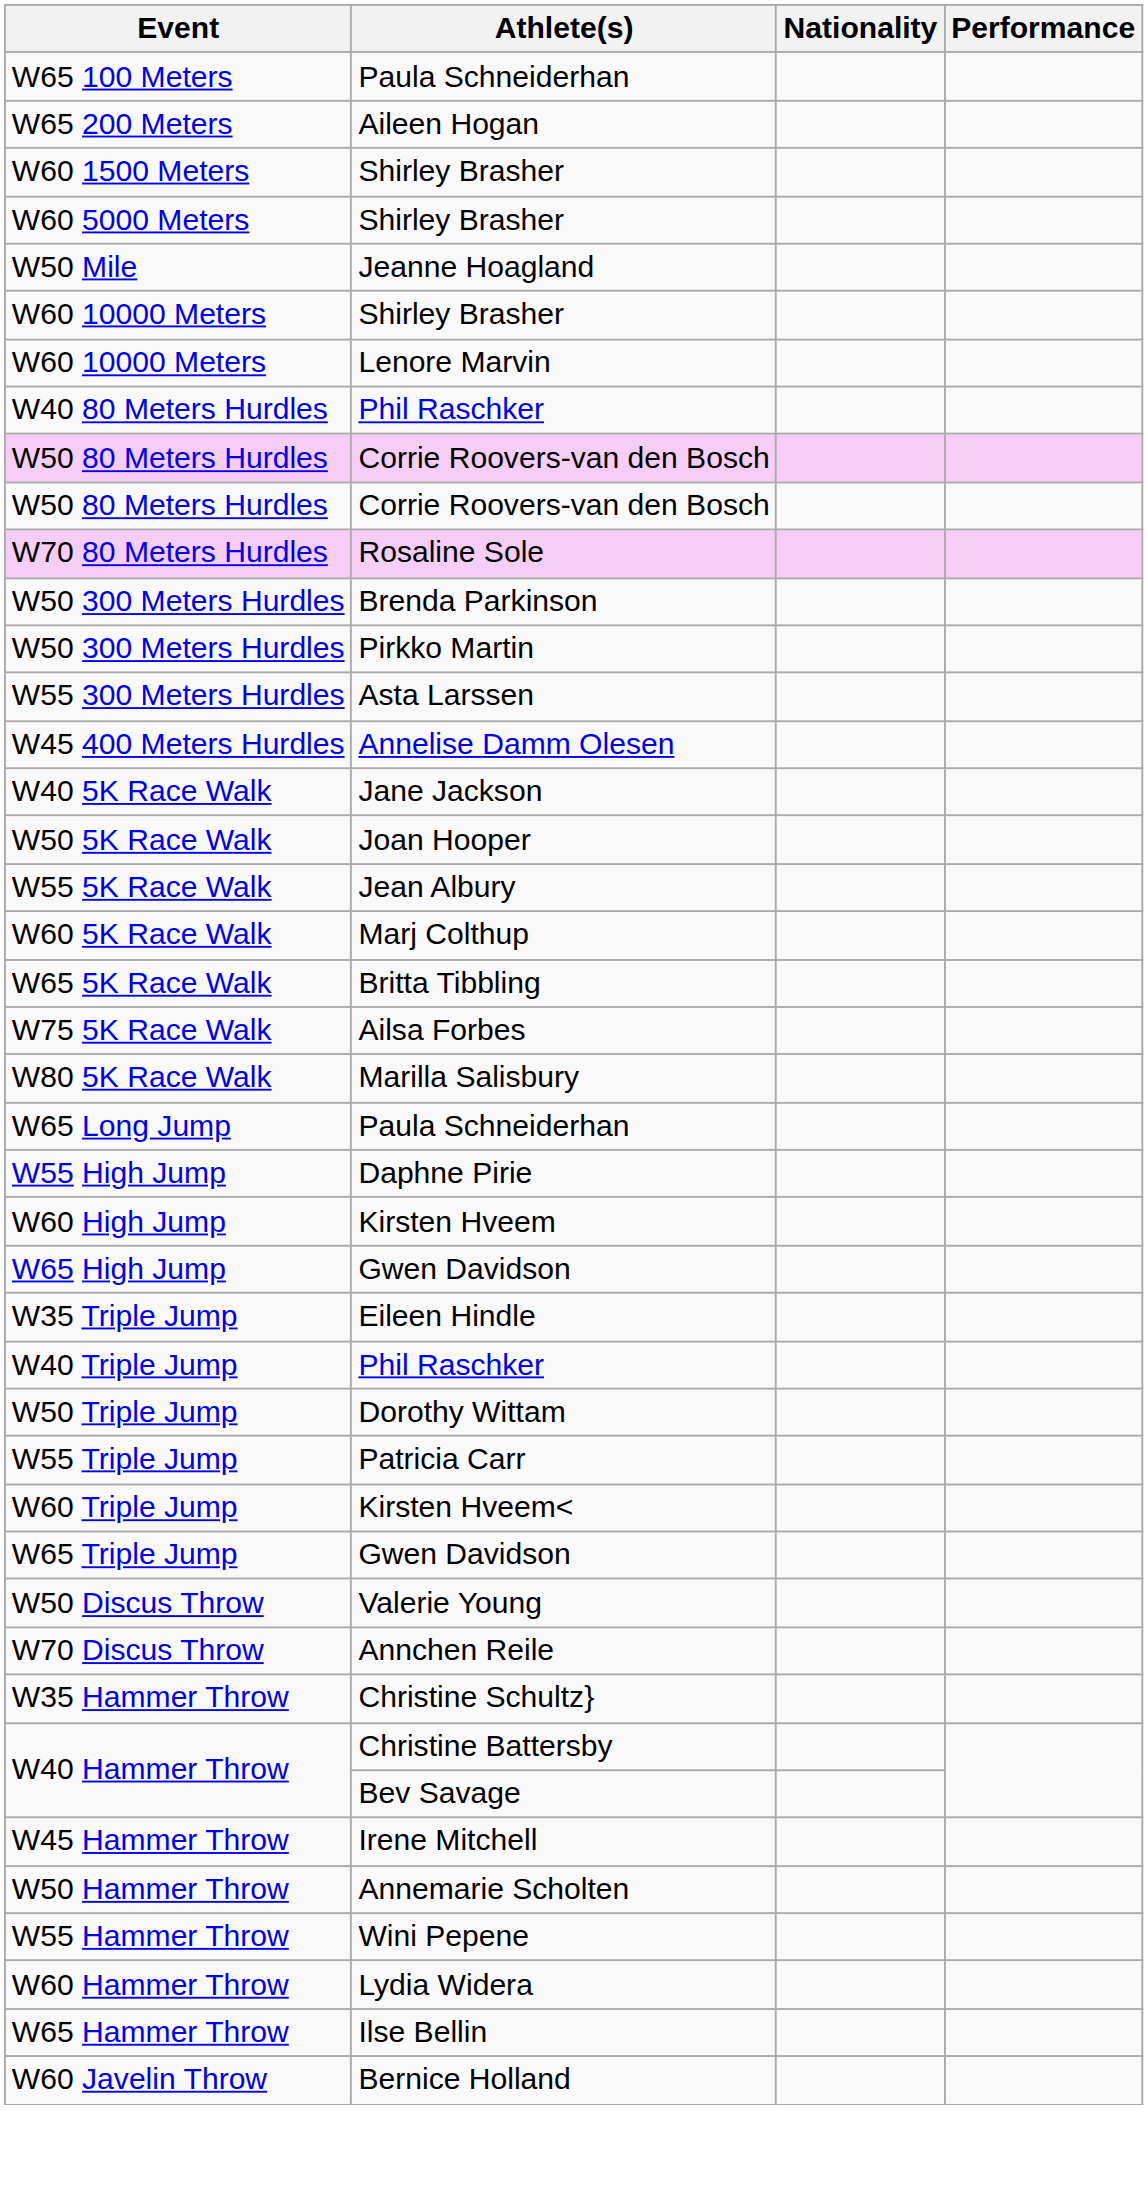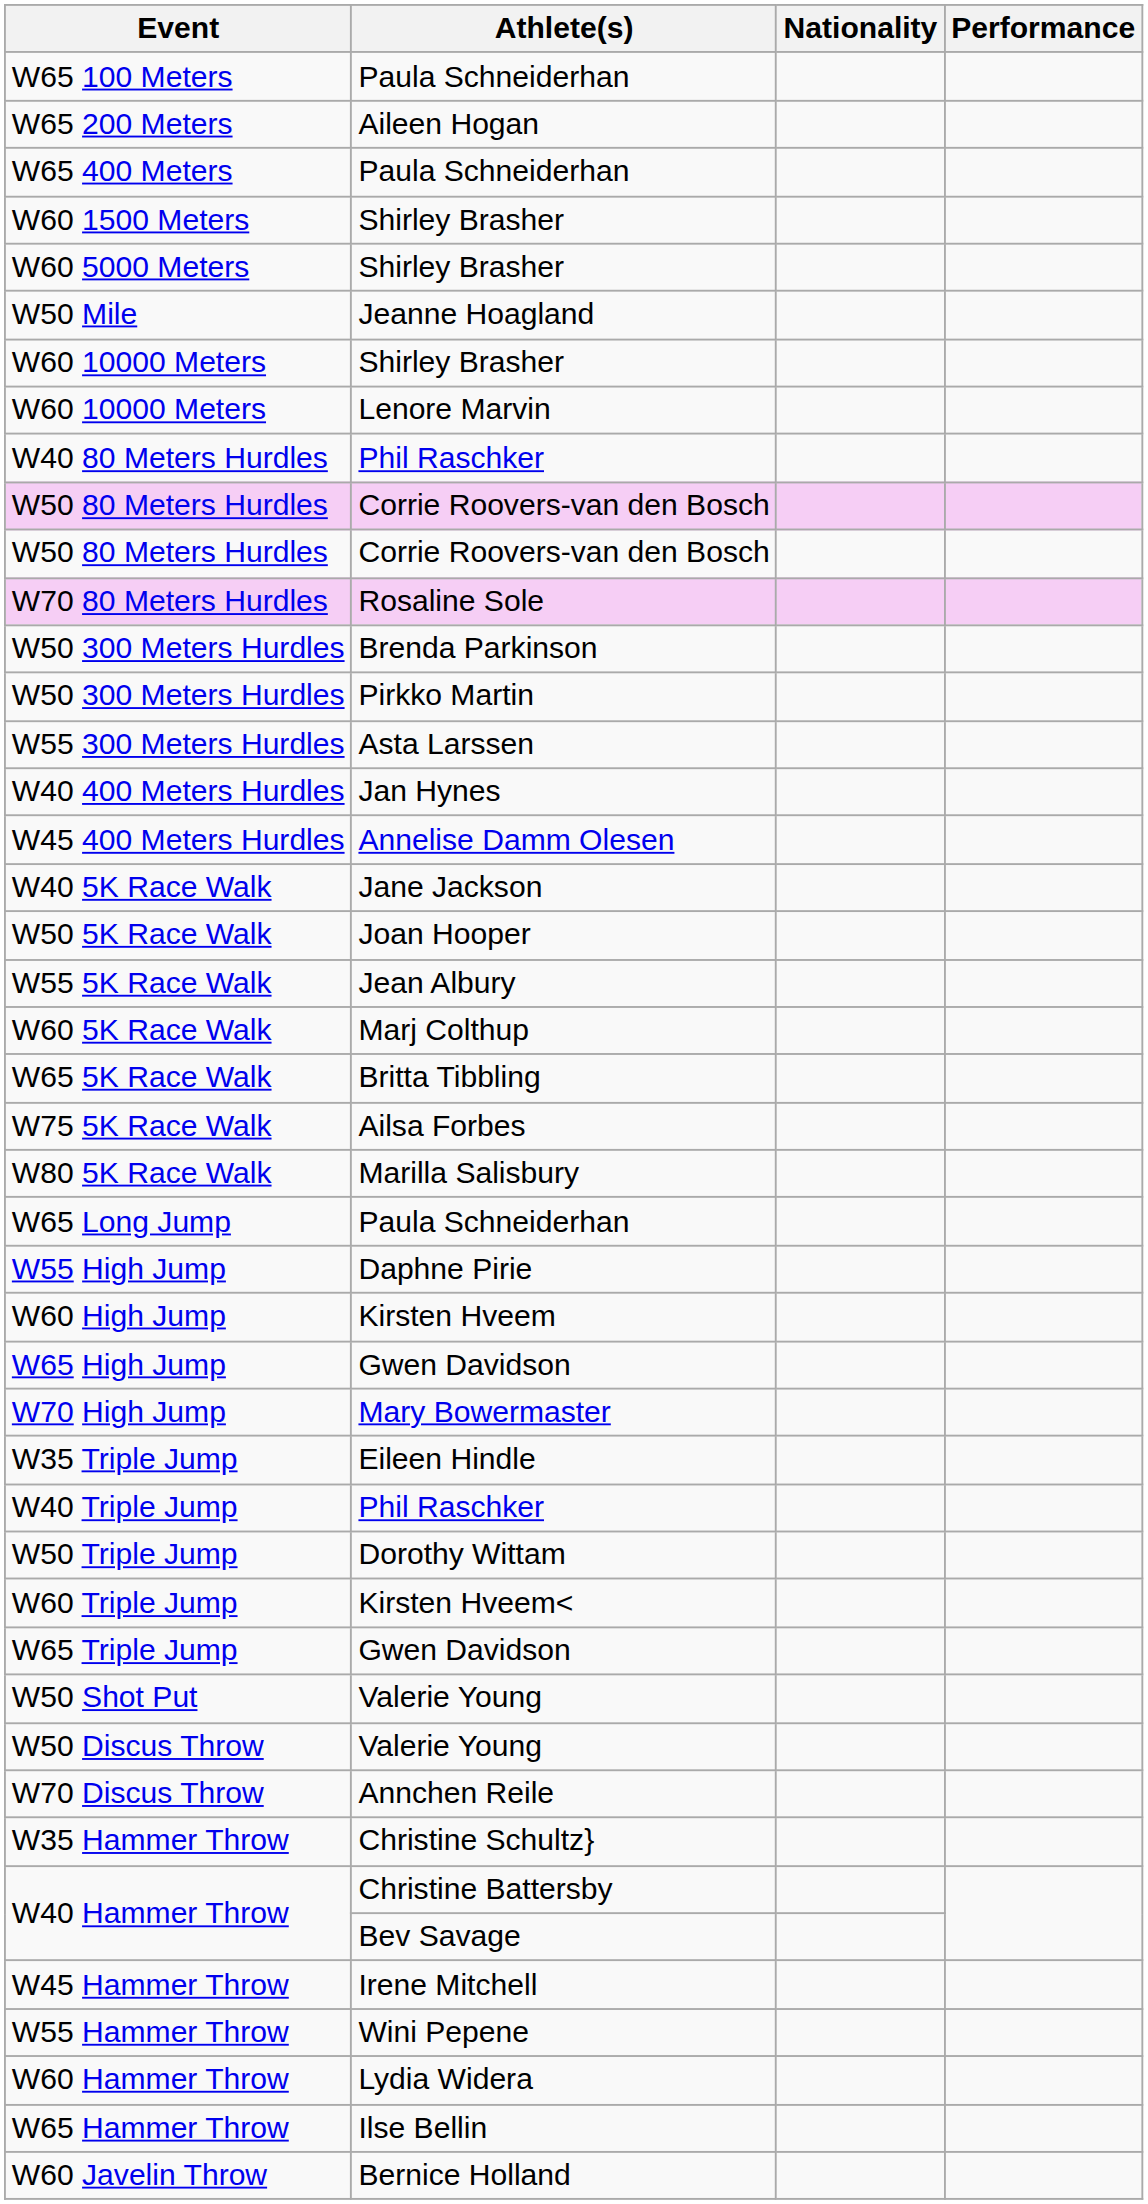+ row: (122, 171)
+ row: (178, 791)
+ row: (119, 1411)
- row: (125, 1459)
+ row: (105, 1698)
- row: (150, 1888)
